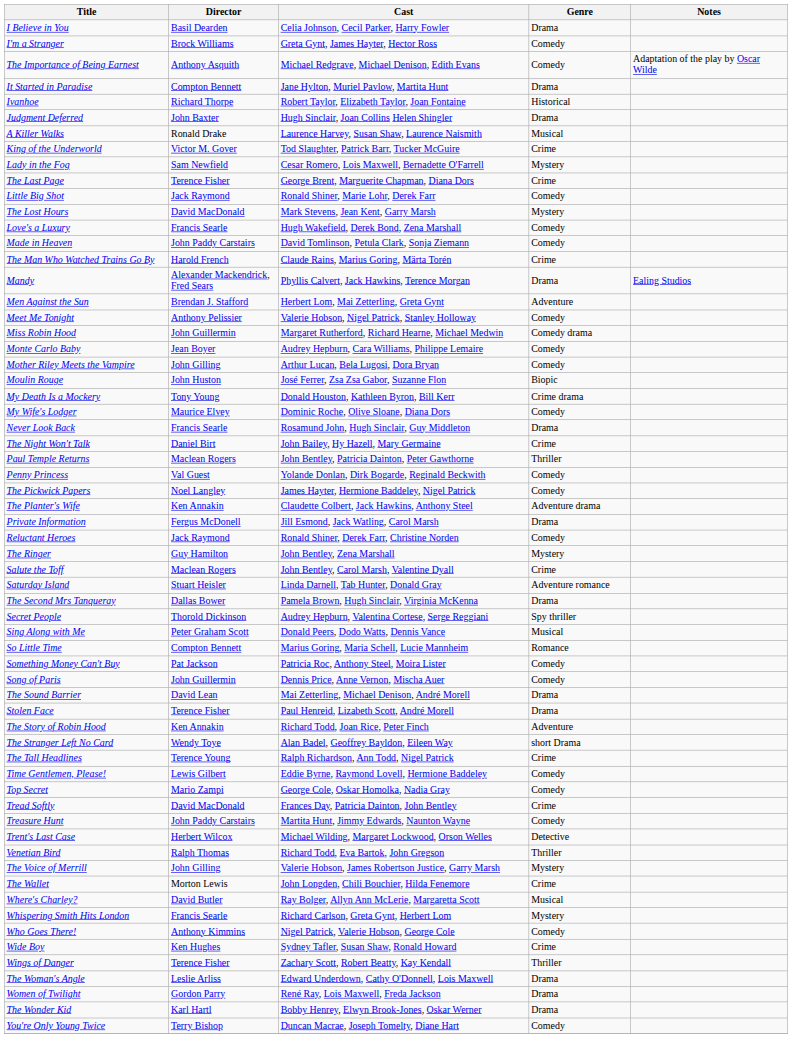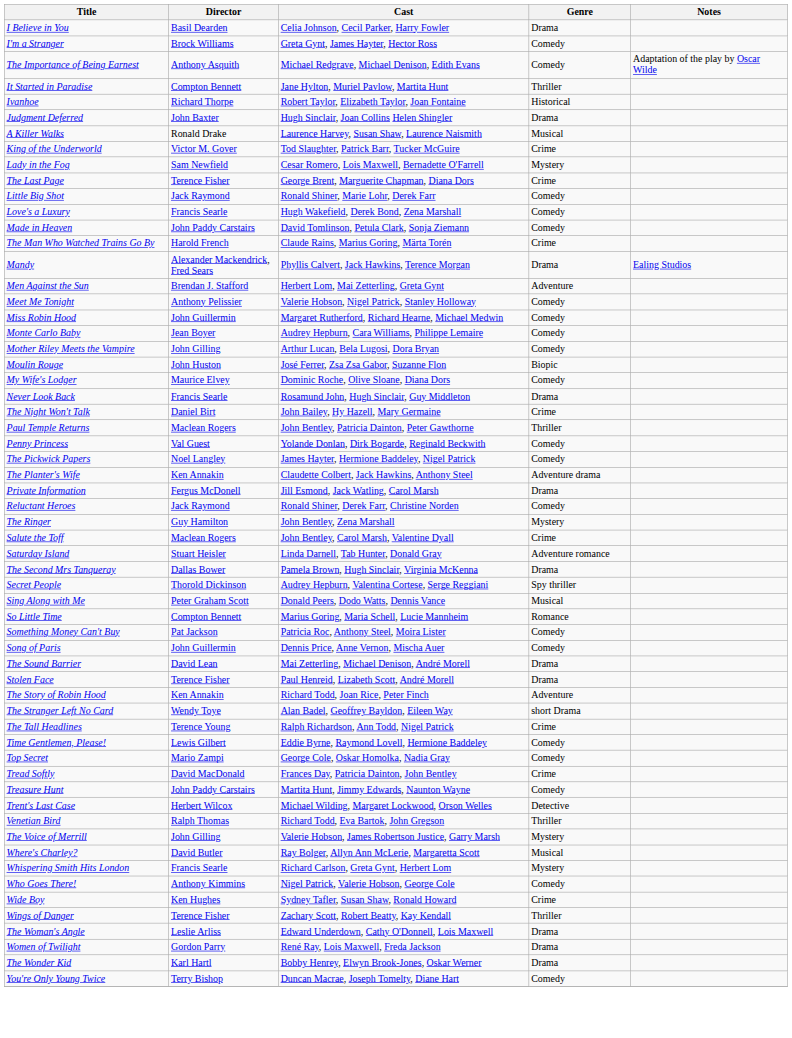(545, 86) Drama -> (546, 86) Thriller
- row: (37, 212)
(562, 333) Comedy drama -> (548, 317) Comedy
- row: (53, 396)
- row: (28, 884)
